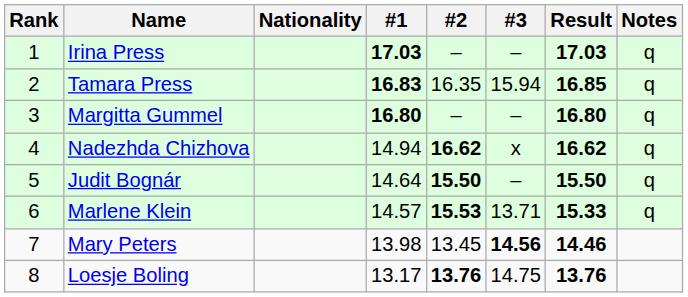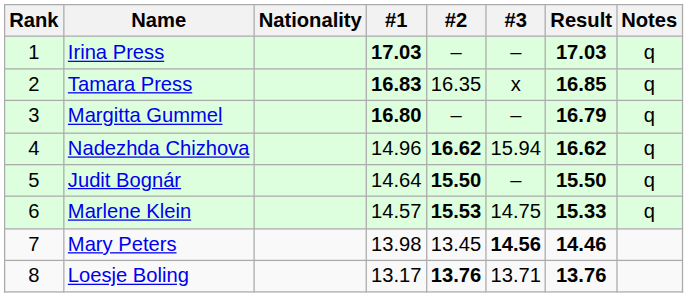(516, 84) 15.94 -> (516, 84) x
(581, 116) 16.80 -> (581, 116) 16.79
(396, 148) 14.94 -> (396, 148) 14.96
(516, 148) x -> (516, 148) 15.94
(516, 212) 13.71 -> (516, 212) 14.75
(516, 276) 14.75 -> (516, 276) 13.71
